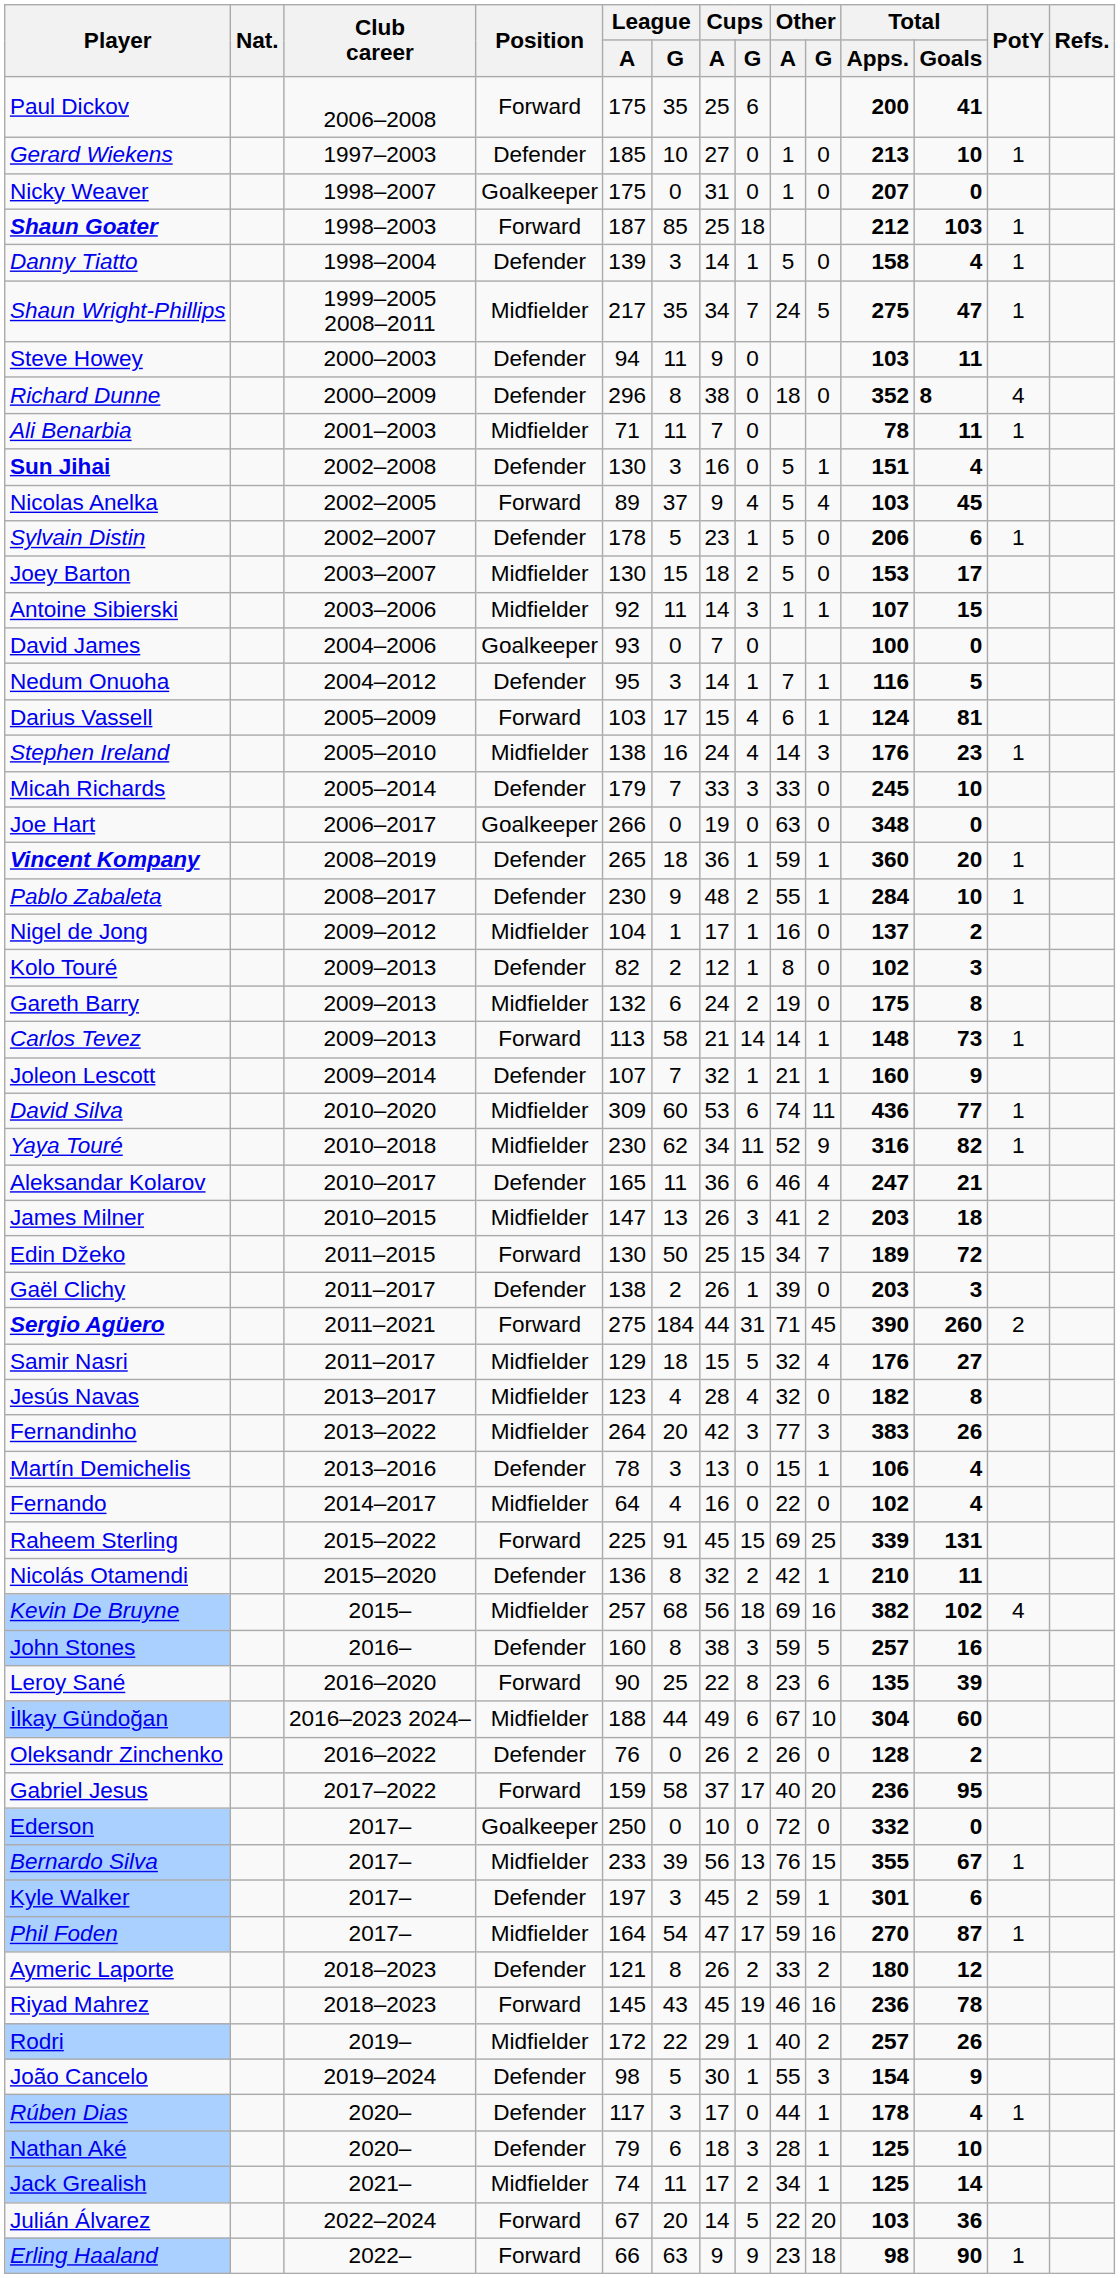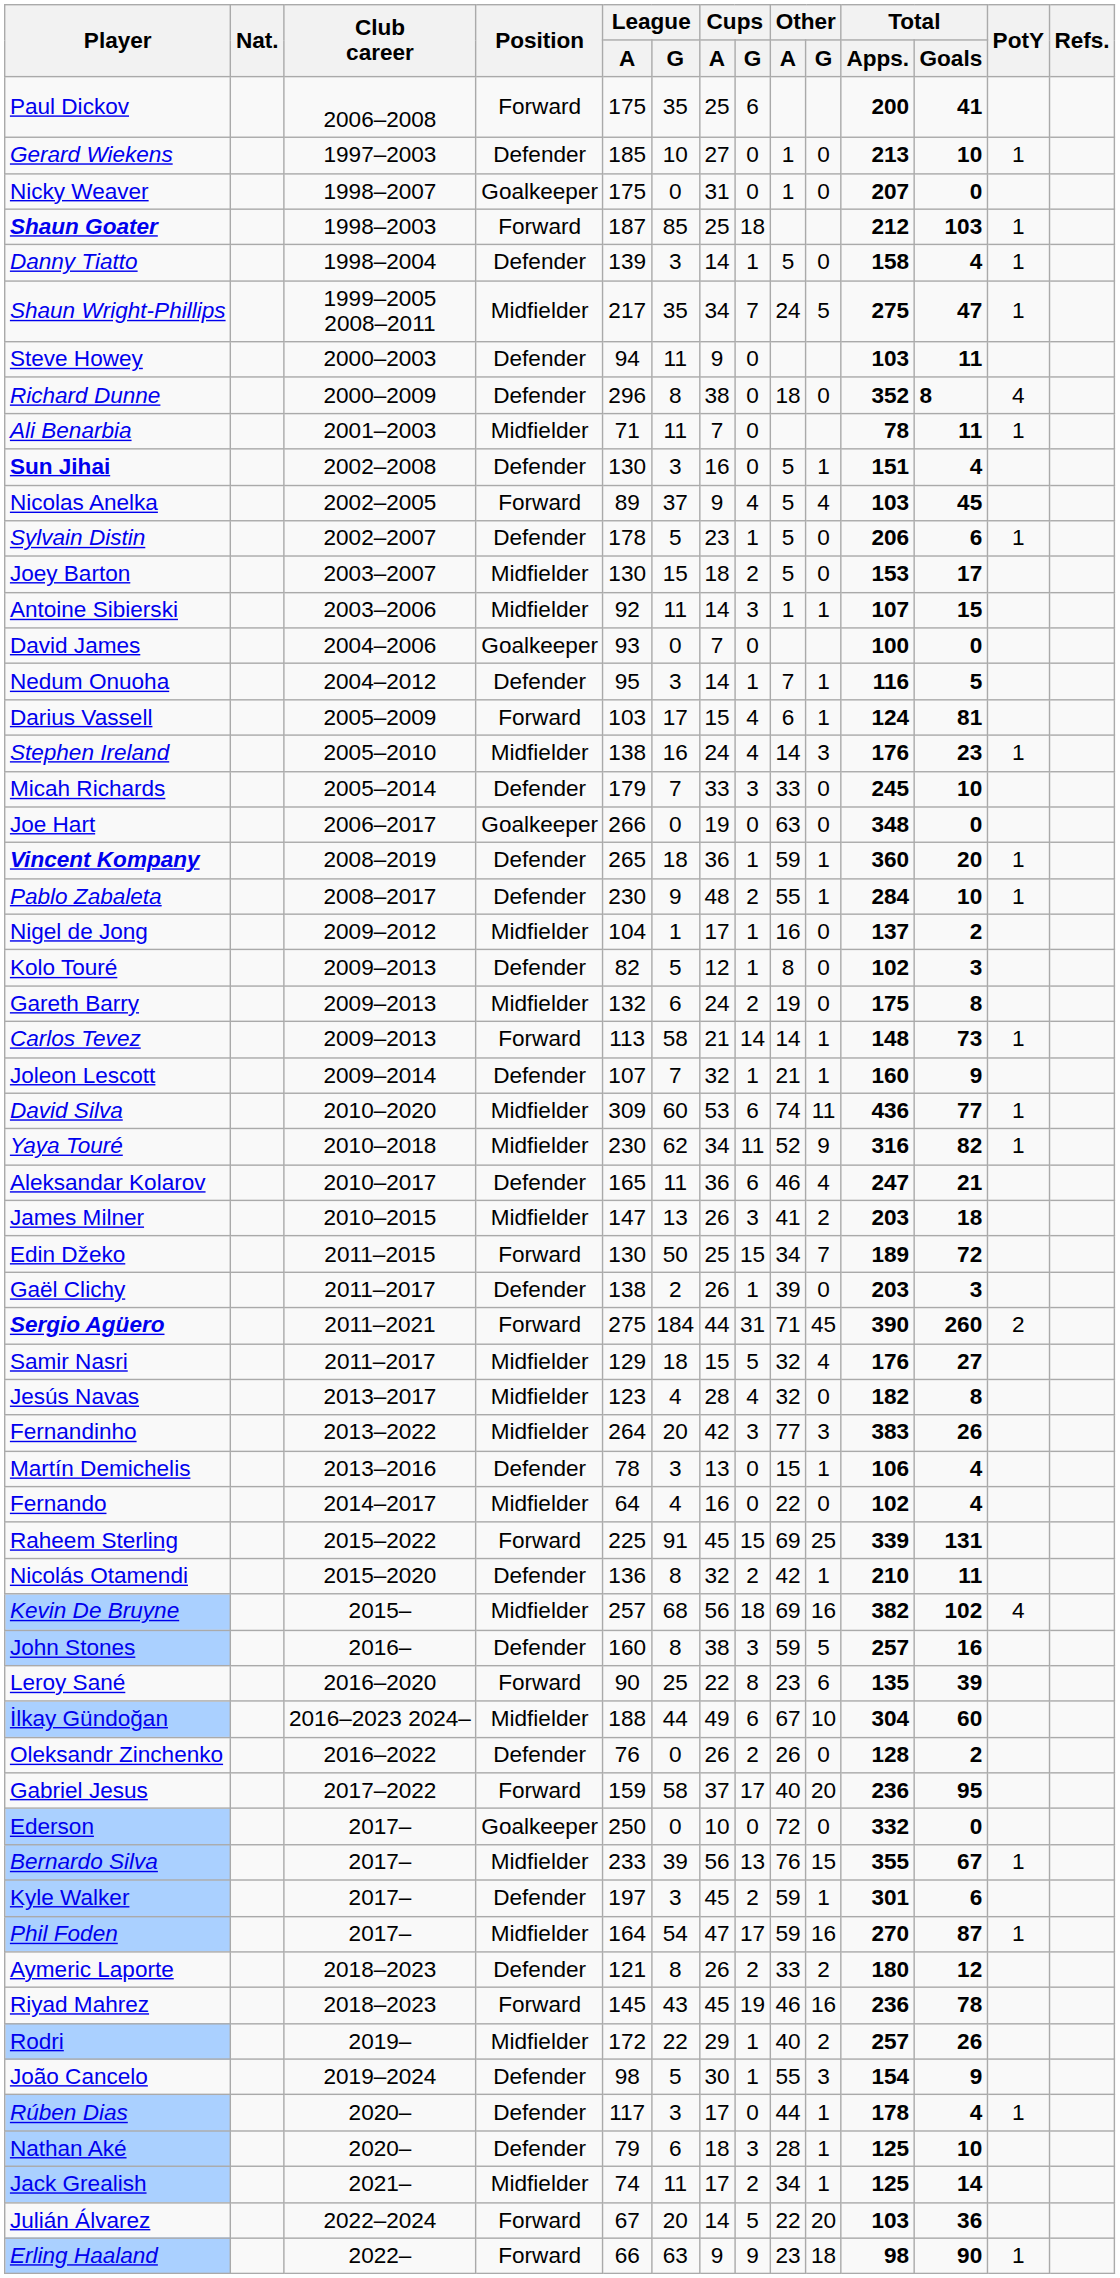(675, 967) 2 -> (675, 967) 5
